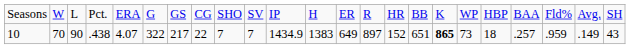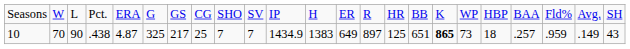(127, 33) 4.07 -> (127, 33) 4.87
(155, 33) 322 -> (155, 33) 325
(201, 33) 22 -> (201, 33) 25
(396, 33) 152 -> (396, 33) 125
